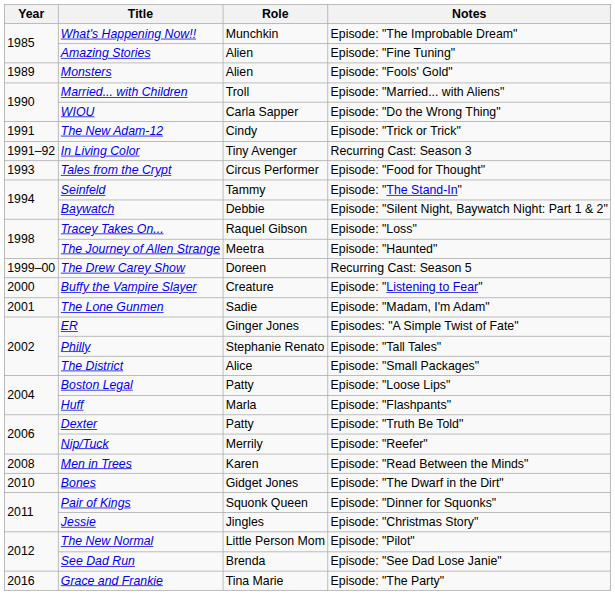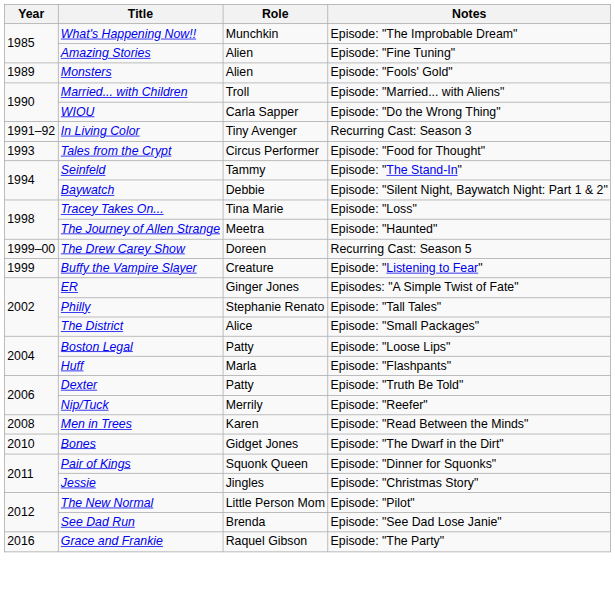- row: (112, 131)
(266, 229) Raquel Gibson -> (255, 209) Tina Marie
(21, 287) 2000 -> (21, 268) 1999
- row: (112, 307)
(255, 580) Tina Marie -> (266, 541) Raquel Gibson
